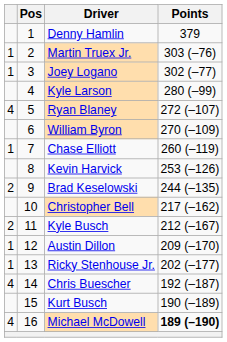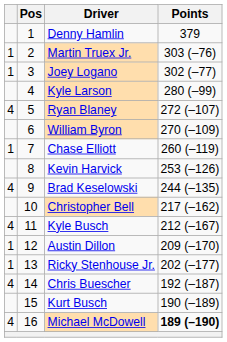(11, 187) 2 -> (11, 187) 4
(11, 226) 2 -> (11, 226) 4
